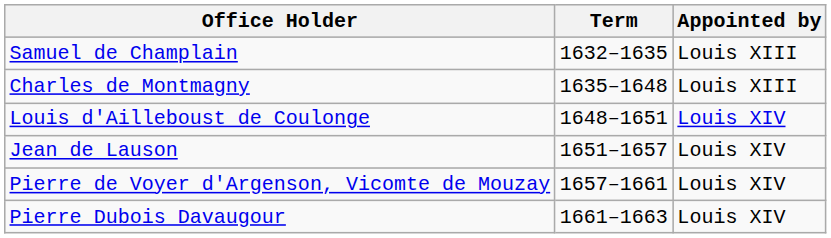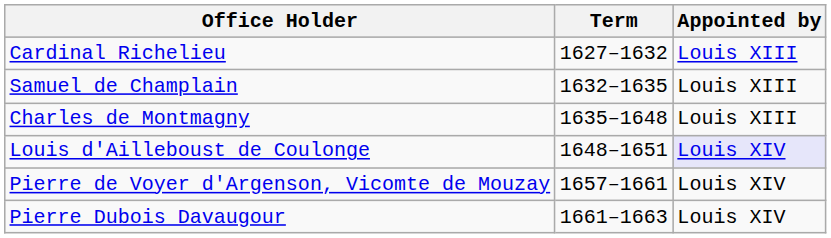+ row: (118, 54)
(731, 119) no background -> (731, 152) lavender background
- row: (94, 152)
